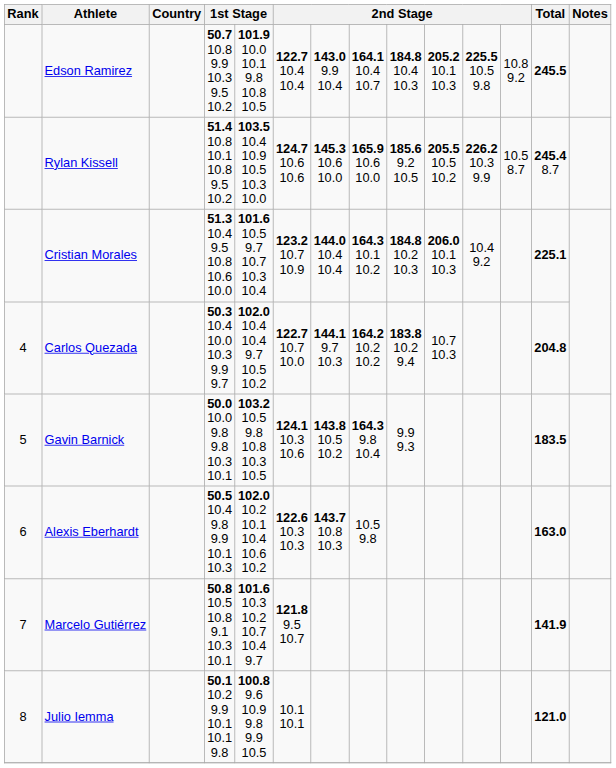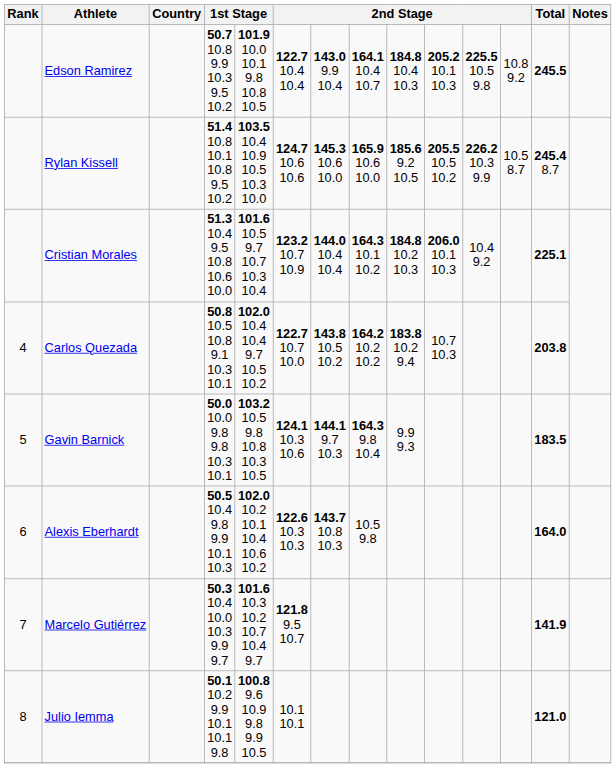(220, 347) 50.3 10.4 10.0 10.3 9.9 9.7 -> (220, 347) 50.8 10.5 10.8 9.1 10.3 10.1
(330, 347) 144.1 9.7 10.3 -> (330, 347) 143.8 10.5 10.2
(550, 347) 204.8 -> (550, 347) 203.8
(330, 440) 143.8 10.5 10.2 -> (330, 440) 144.1 9.7 10.3
(550, 532) 163.0 -> (550, 532) 164.0
(220, 624) 50.8 10.5 10.8 9.1 10.3 10.1 -> (220, 624) 50.3 10.4 10.0 10.3 9.9 9.7
